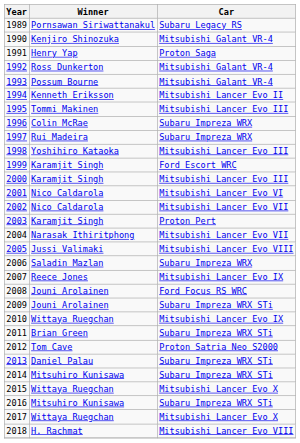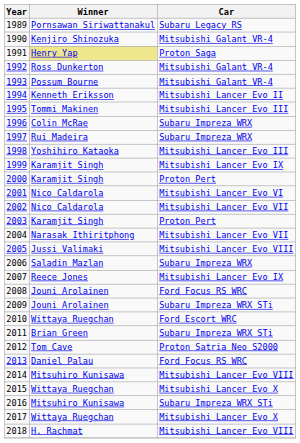(54, 53) no background -> (54, 53) khaki background
(198, 165) Ford Escort WRC -> (221, 165) Mitsubishi Lancer Evo IX
(224, 179) Mitsubishi Lancer Evo III -> (188, 179) Proton Pert
(221, 319) Mitsubishi Lancer Evo IX -> (198, 319) Ford Escort WRC
(216, 361) Subaru Impreza WRX STi -> (203, 361) Ford Focus RS WRC
(216, 375) Subaru Impreza WRX STi -> (226, 375) Mitsubishi Lancer Evo VIII
